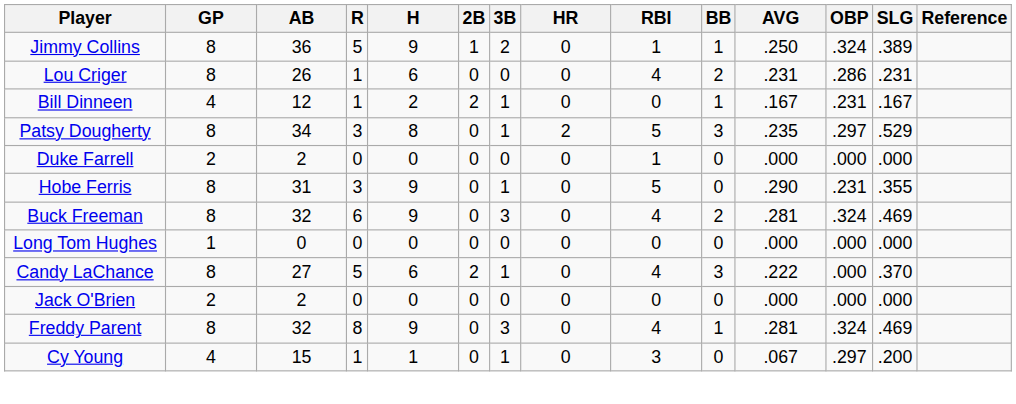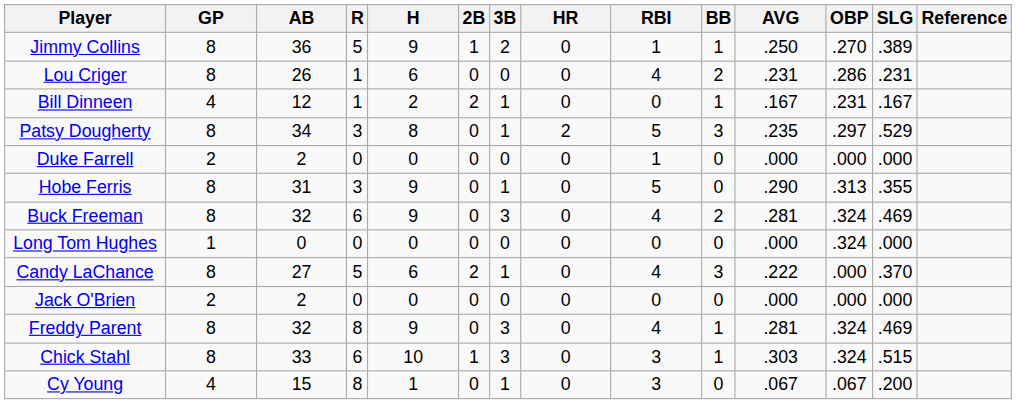(849, 46) .324 -> (849, 46) .270
(849, 187) .231 -> (849, 187) .313
(849, 243) .000 -> (849, 243) .324
+ row: (85, 356)
(357, 356) 1 -> (357, 384) 8
(849, 356) .297 -> (849, 384) .067
